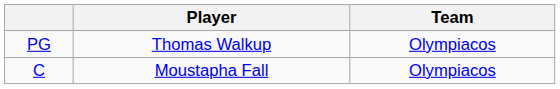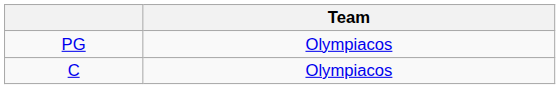- column: (212, 17)
